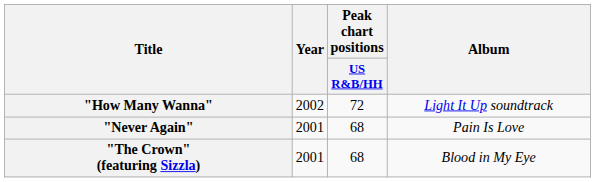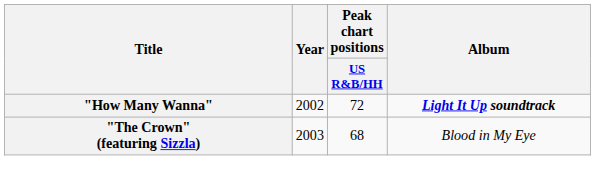(489, 105) normal -> (489, 105) bold
- row: (148, 127)
(310, 158) 2001 -> (310, 135) 2003
